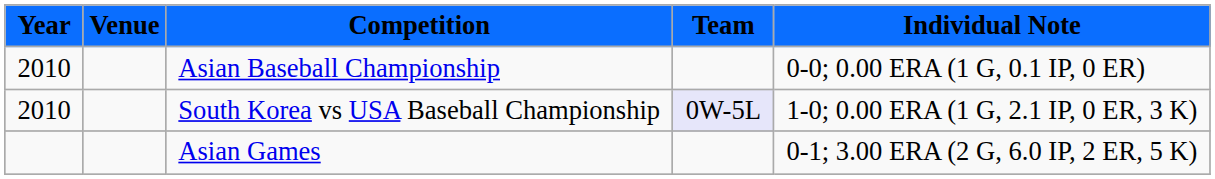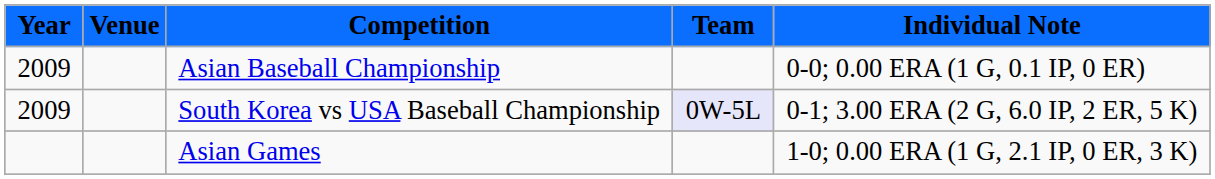(44, 67) 2010 -> (44, 67) 2009
(44, 109) 2010 -> (44, 109) 2009
(992, 109) 1-0; 0.00 ERA (1 G, 2.1 IP, 0 ER, 3 K) -> (992, 109) 0-1; 3.00 ERA (2 G, 6.0 IP, 2 ER, 5 K)
(992, 151) 0-1; 3.00 ERA (2 G, 6.0 IP, 2 ER, 5 K) -> (992, 151) 1-0; 0.00 ERA (1 G, 2.1 IP, 0 ER, 3 K)
